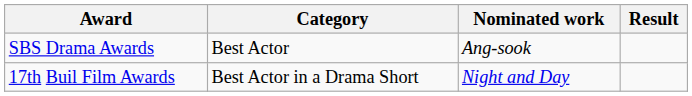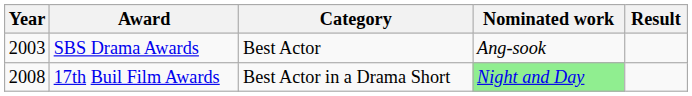+ column: (27, 18)
(516, 76) no background -> (531, 76) lightgreen background
